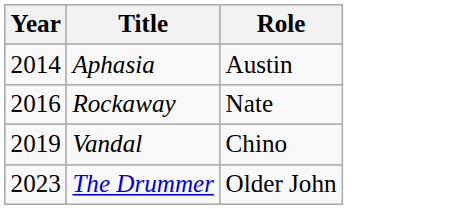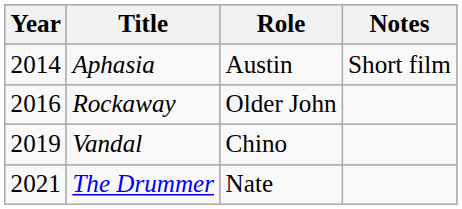+ column: (399, 24)
(249, 104) Nate -> (281, 104) Older John
(36, 183) 2023 -> (36, 183) 2021
(281, 183) Older John -> (249, 183) Nate
